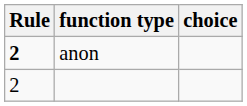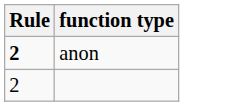- column: (210, 20)
